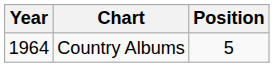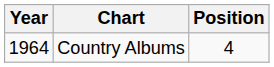(229, 47) 5 -> (229, 47) 4
